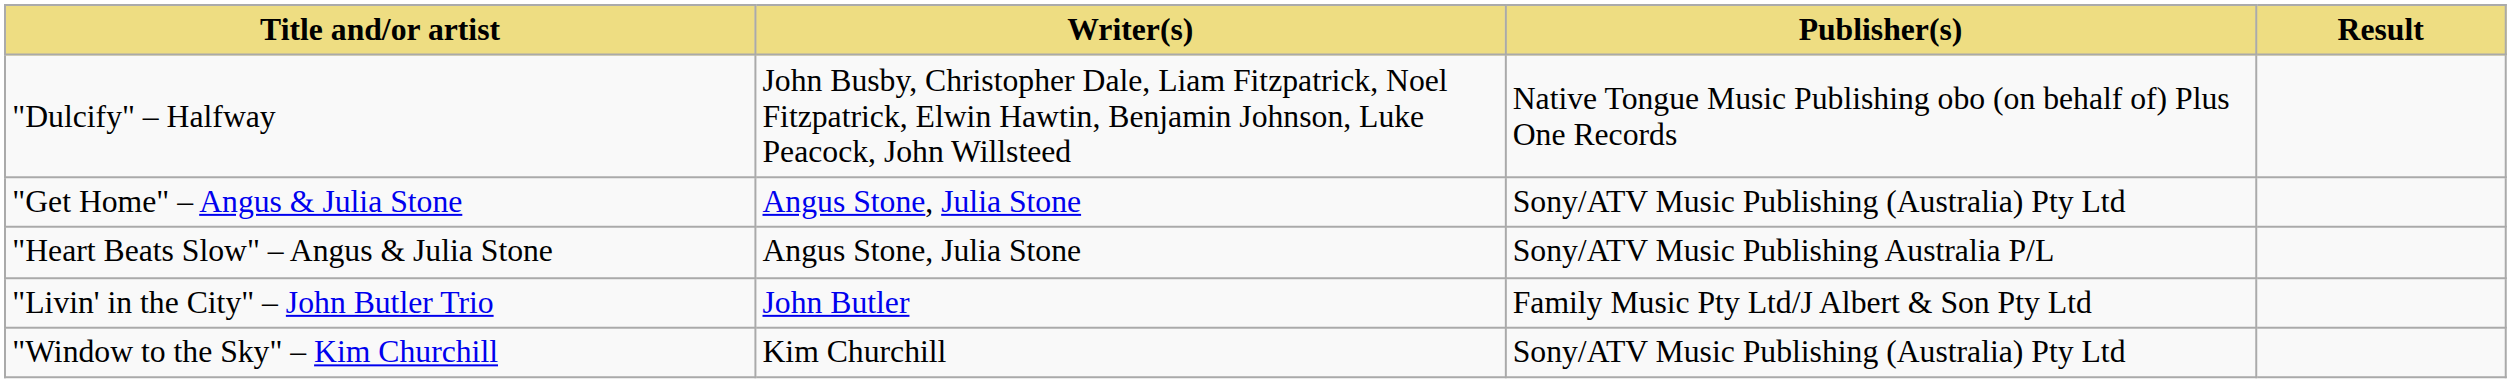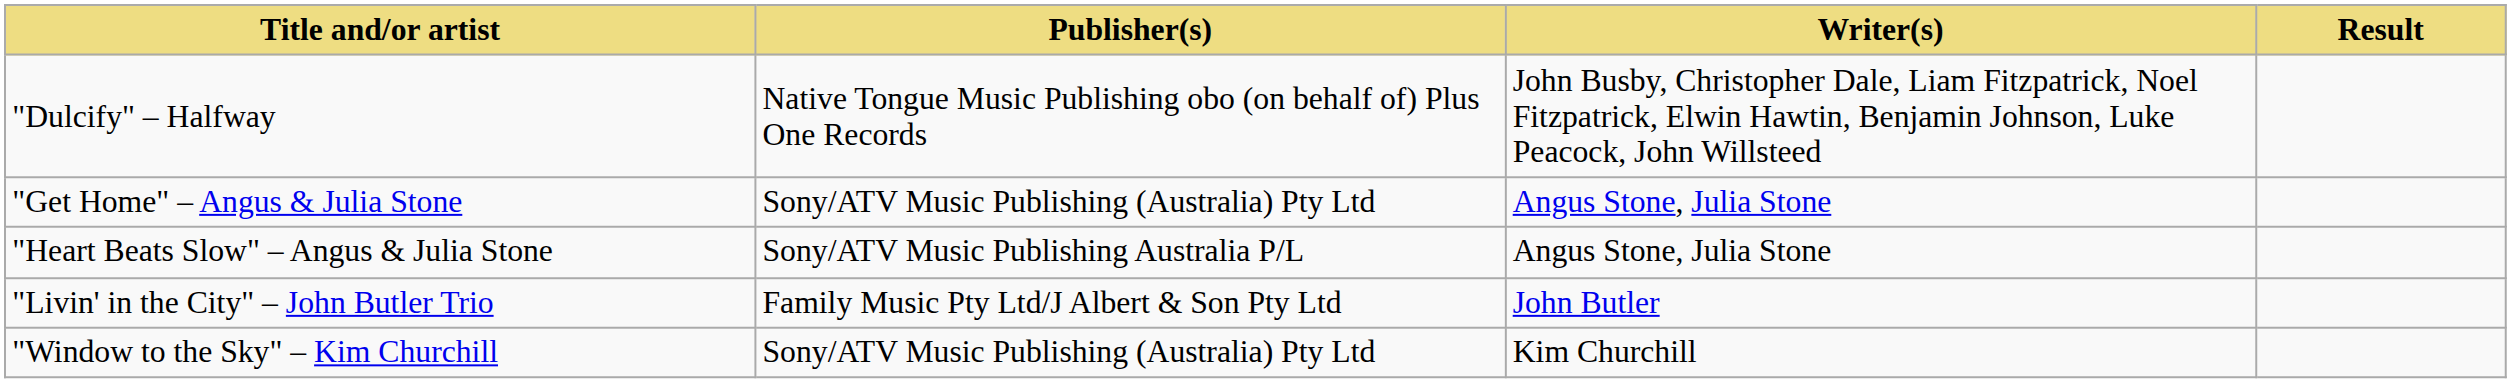columns swapped: (1130, 29) <-> (1880, 29)
